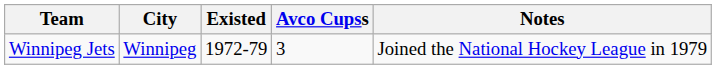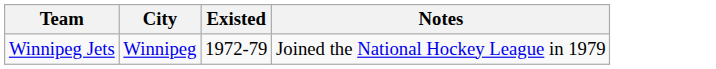- column: (322, 19)
